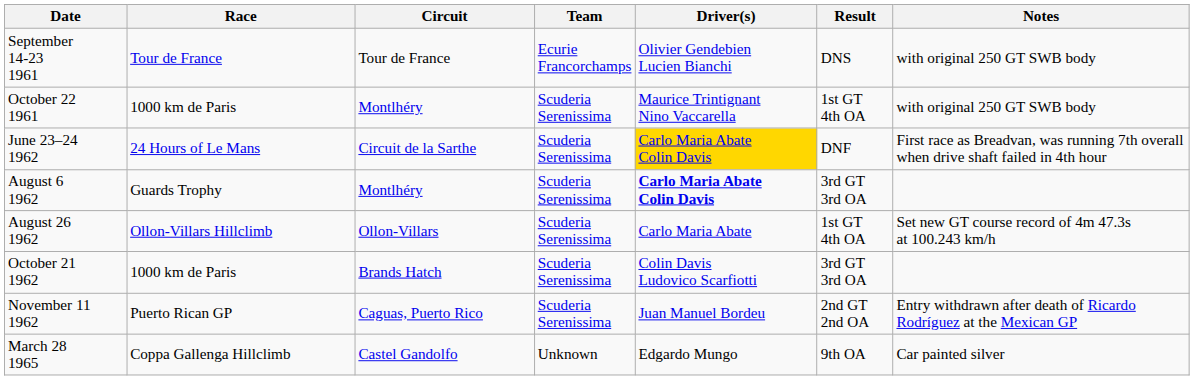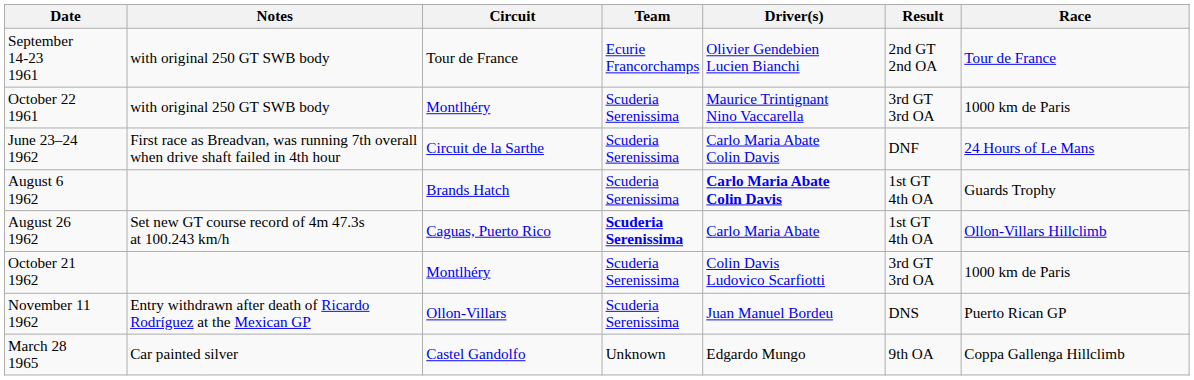columns swapped: (241, 16) <-> (1041, 16)
(836, 57) DNS -> (913, 57) 2nd GT 2nd OA
(843, 107) 1st GT 4th OA -> (912, 107) 3rd GT 3rd OA
(695, 148) gold background -> (763, 148) no background
(390, 189) Montlhéry -> (468, 189) Brands Hatch
(844, 189) 3rd GT 3rd OA -> (911, 189) 1st GT 4th OA
(398, 231) Ollon-Villars -> (489, 231) Caguas, Puerto Rico
(574, 231) normal -> (644, 231) bold
(400, 272) Brands Hatch -> (458, 272) Montlhéry
(421, 313) Caguas, Puerto Rico -> (466, 313) Ollon-Villars
(845, 313) 2nd GT 2nd OA -> (904, 313) DNS
